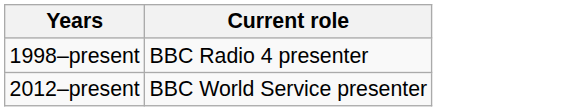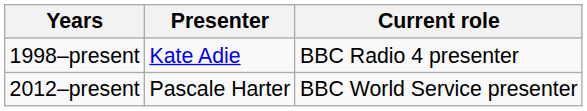+ column: (220, 21)
